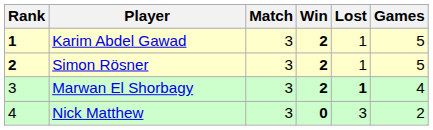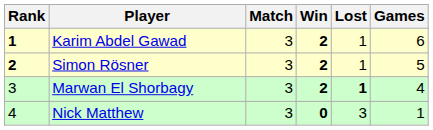(420, 40) 5 -> (420, 40) 6
(420, 112) 2 -> (420, 112) 1
